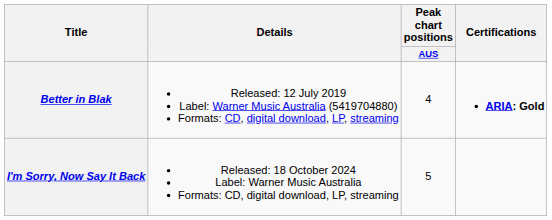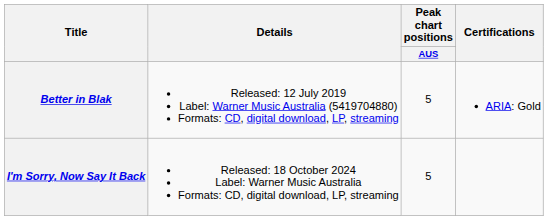(428, 100) 4 -> (428, 100) 5
(501, 106) bold -> (499, 106) normal
